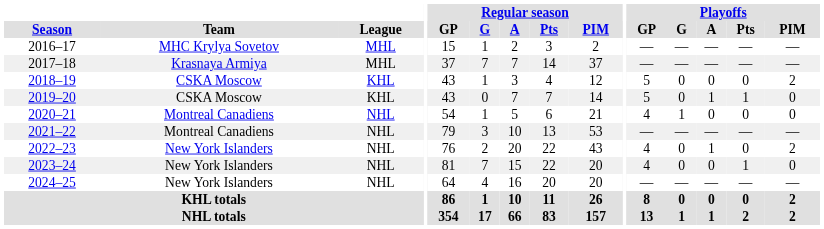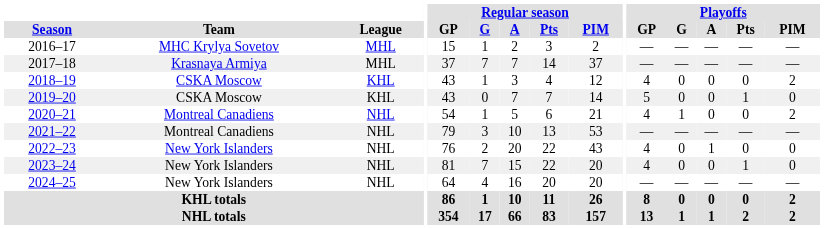(647, 80) 5 -> (647, 80) 4
(711, 97) 1 -> (711, 97) 0
(792, 114) 0 -> (792, 114) 2
(792, 148) 2 -> (792, 148) 0
